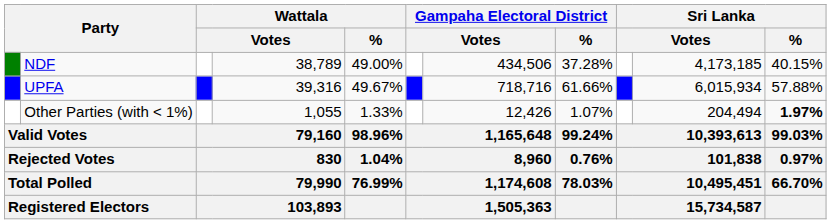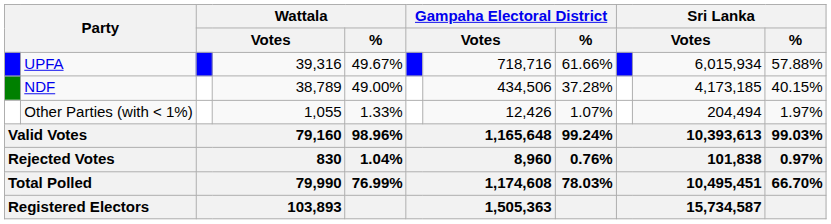rows swapped: (44, 87) <-> (40, 64)
(801, 111) bold -> (801, 111) normal
